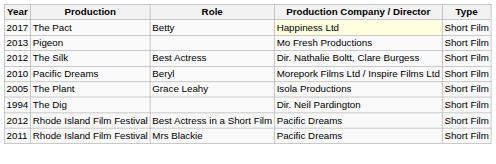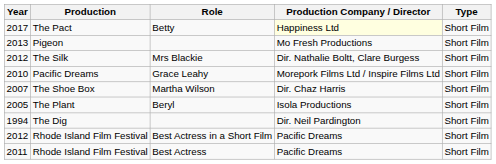(179, 58) Best Actress -> (177, 58) Mrs Blackie
(163, 74) Beryl -> (180, 74) Grace Leahy
+ row: (17, 89)
(180, 89) Grace Leahy -> (163, 105) Beryl
(177, 136) Mrs Blackie -> (179, 151) Best Actress
